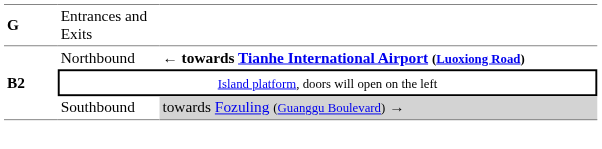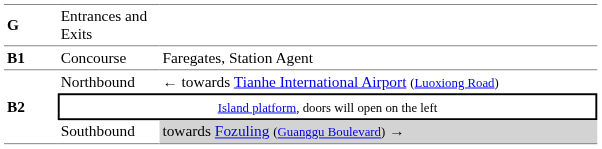+ row: (93, 57)
(344, 57) bold -> (331, 81) normal
